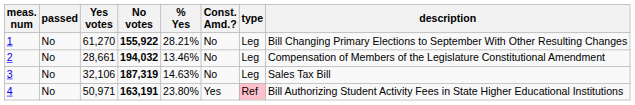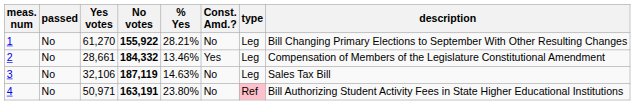(139, 58) 194,032 -> (139, 58) 184,332
(210, 58) No -> (212, 58) Yes
(139, 74) 187,319 -> (139, 74) 187,119
(212, 91) Yes -> (210, 91) No
